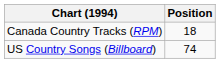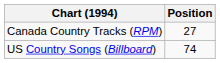(190, 31) 18 -> (190, 31) 27
